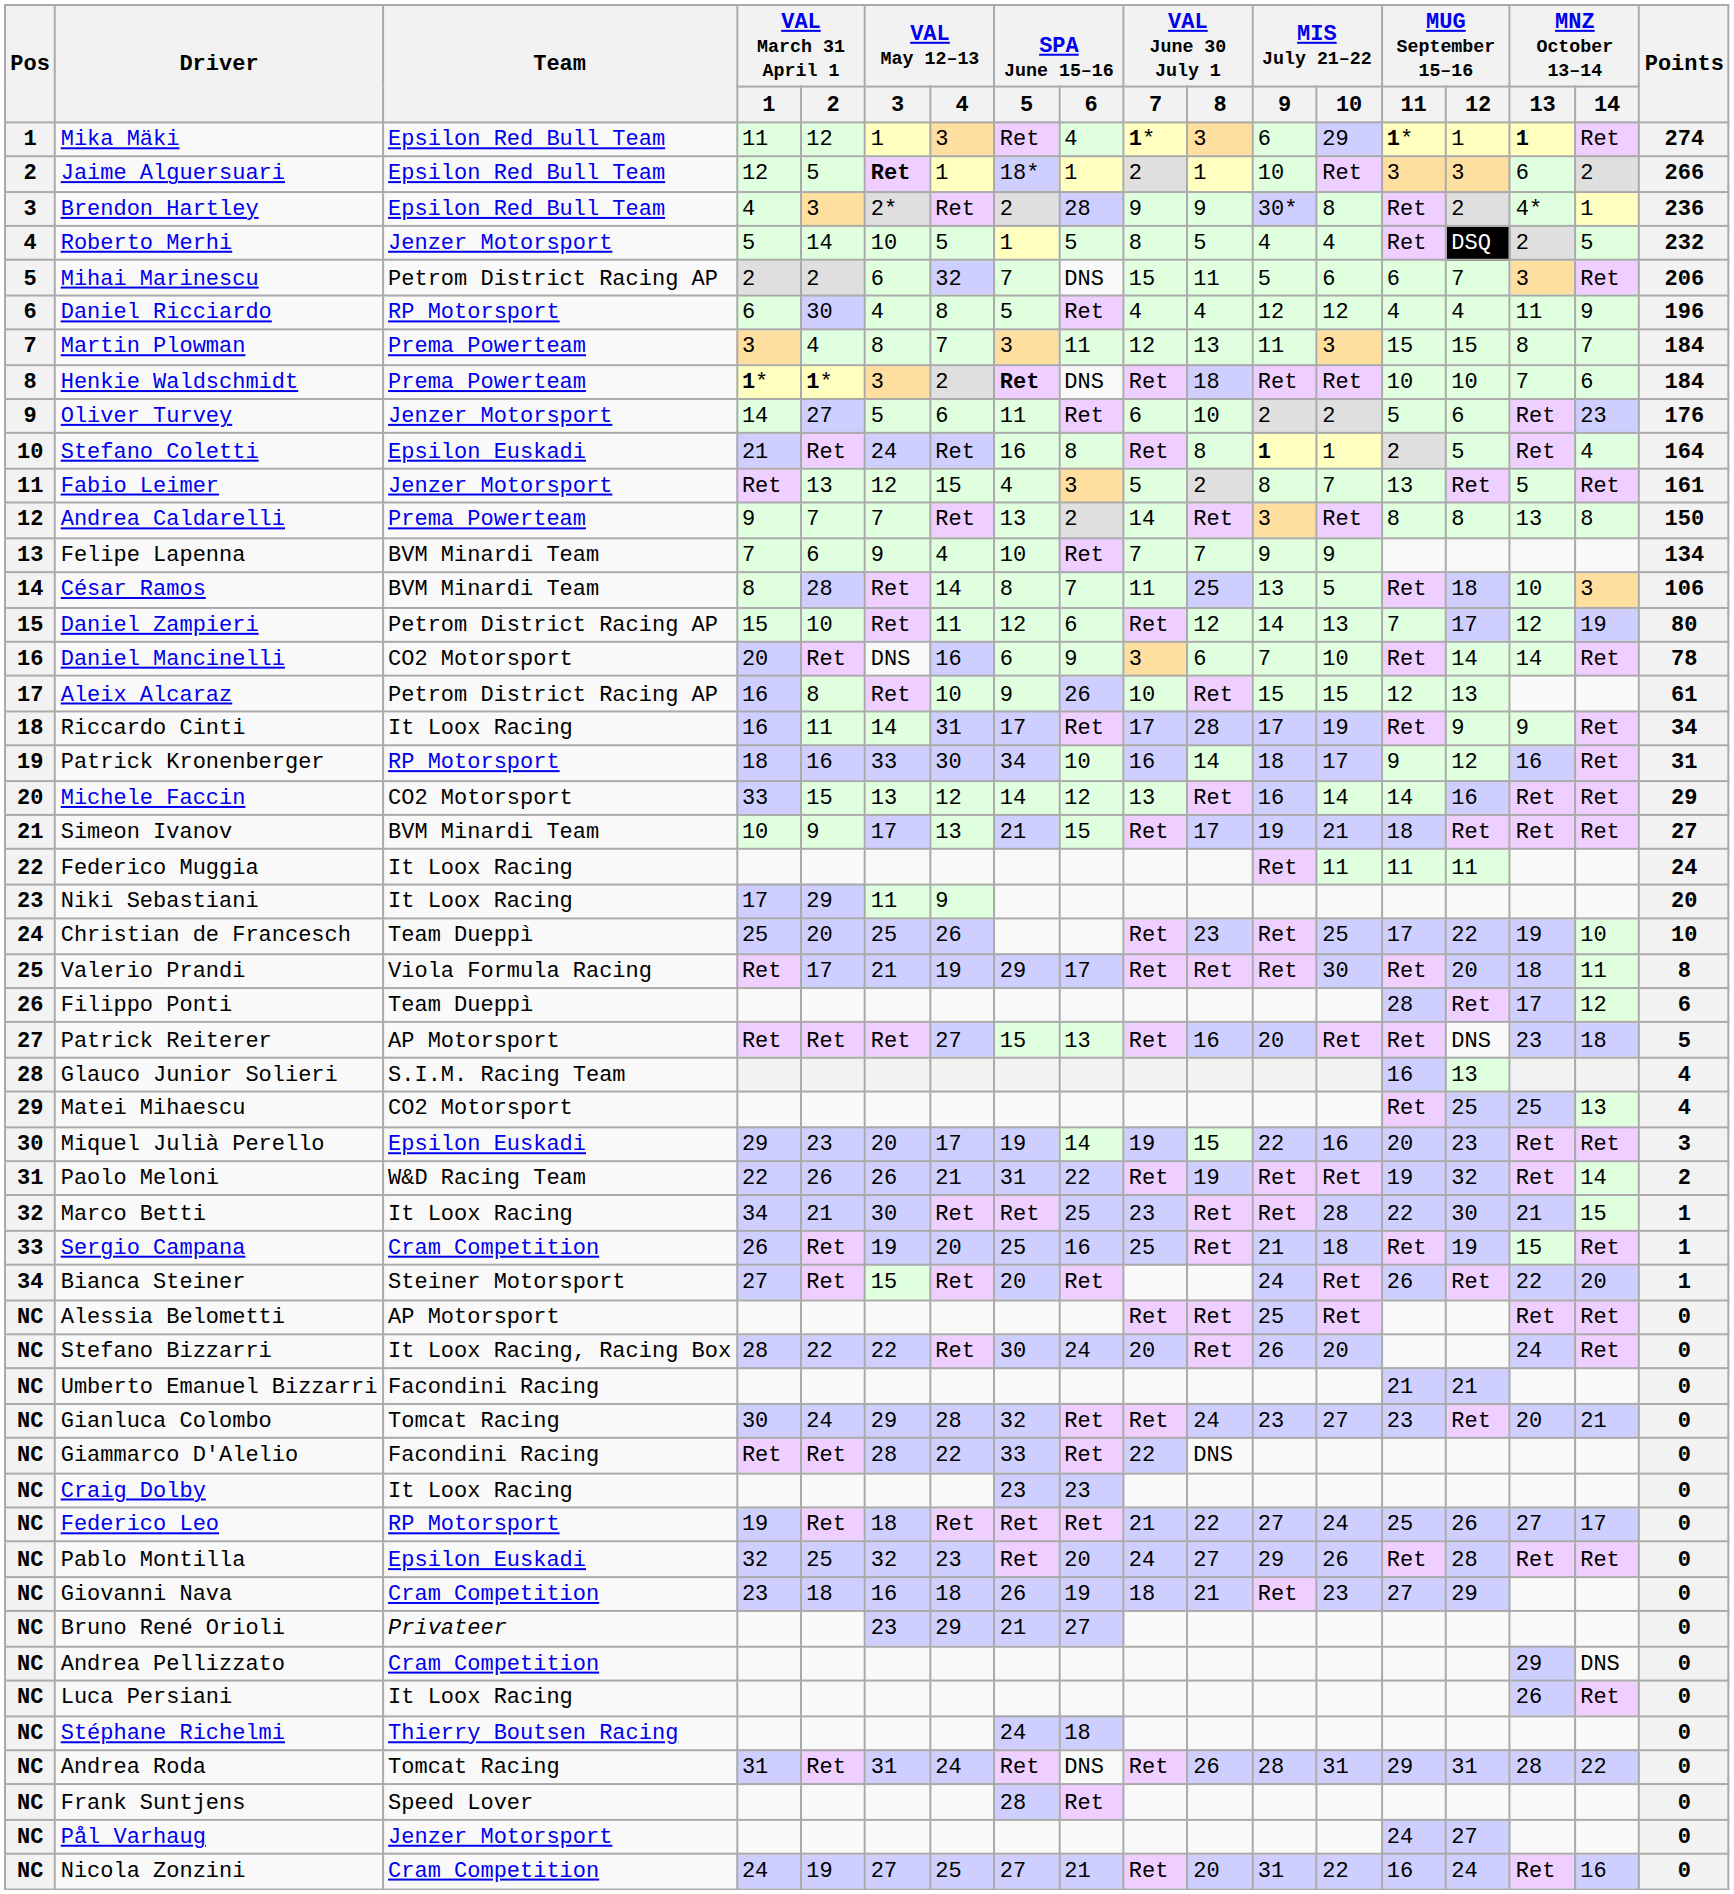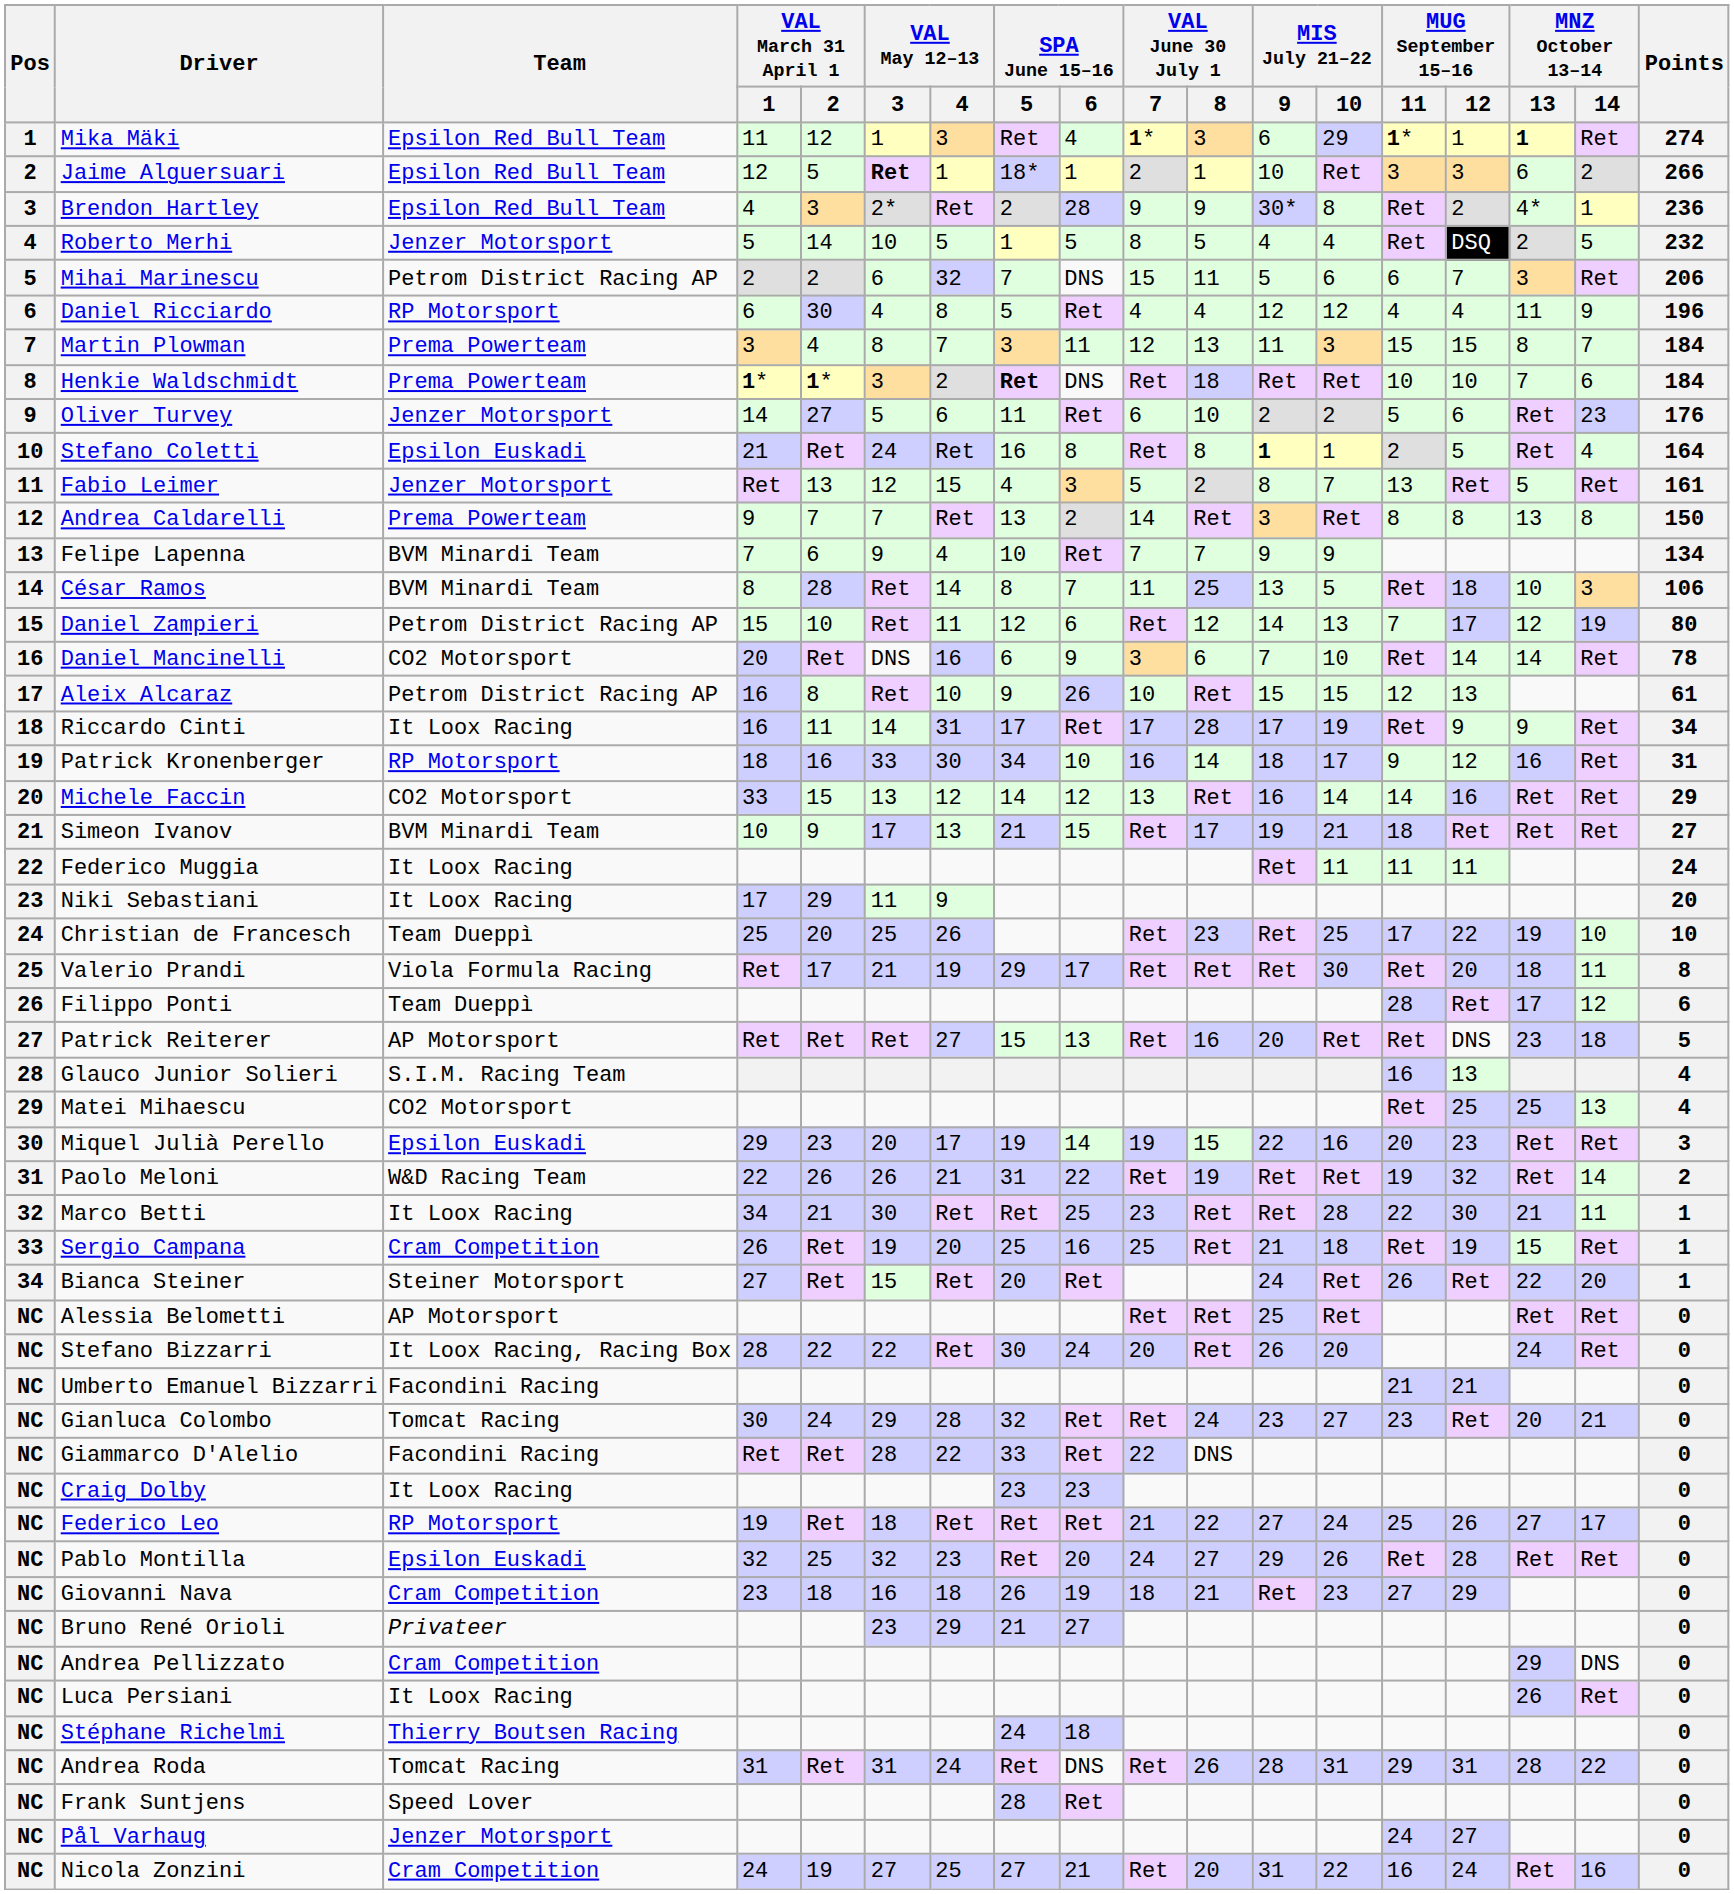(1593, 1213) 15 -> (1593, 1213) 11
